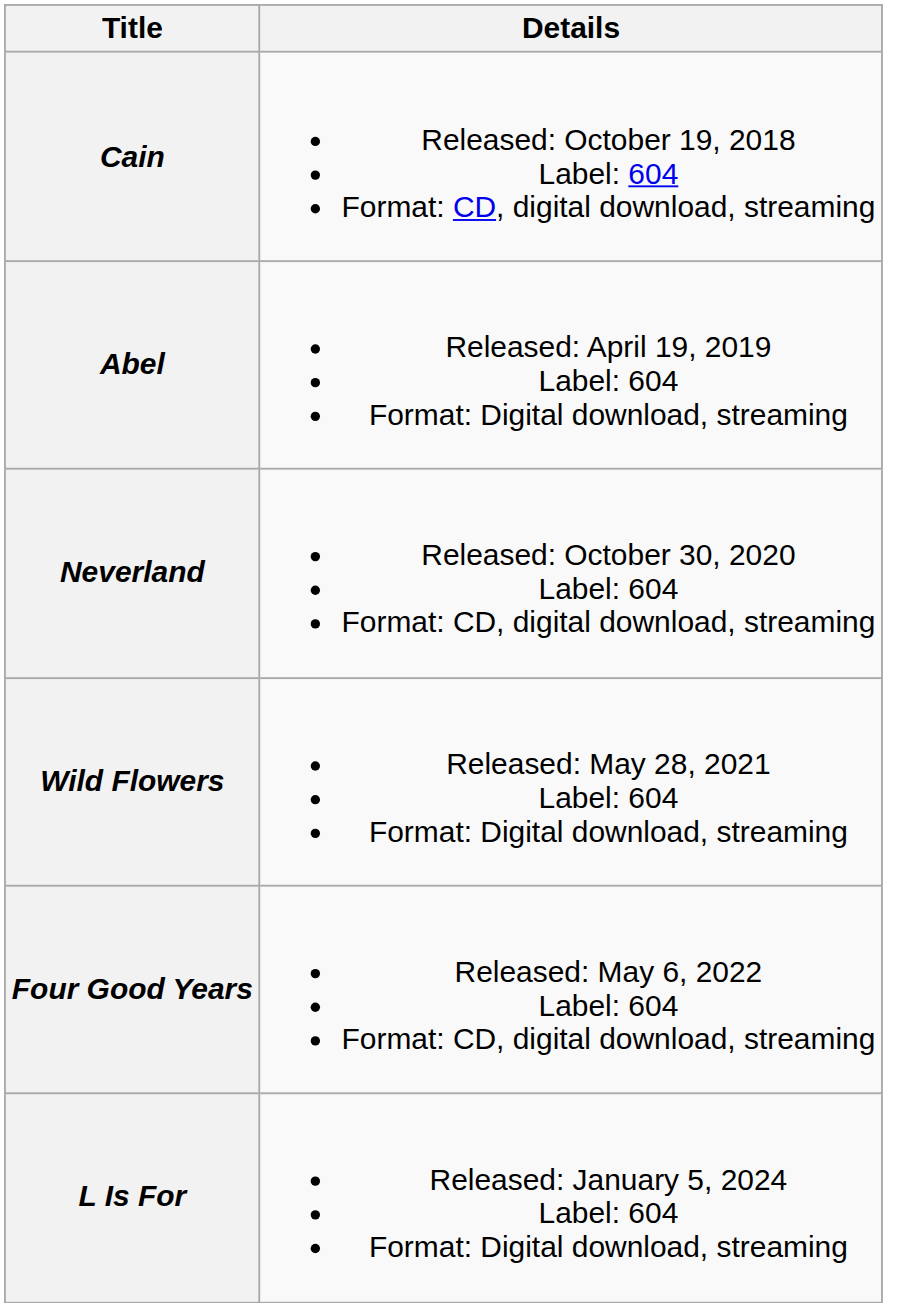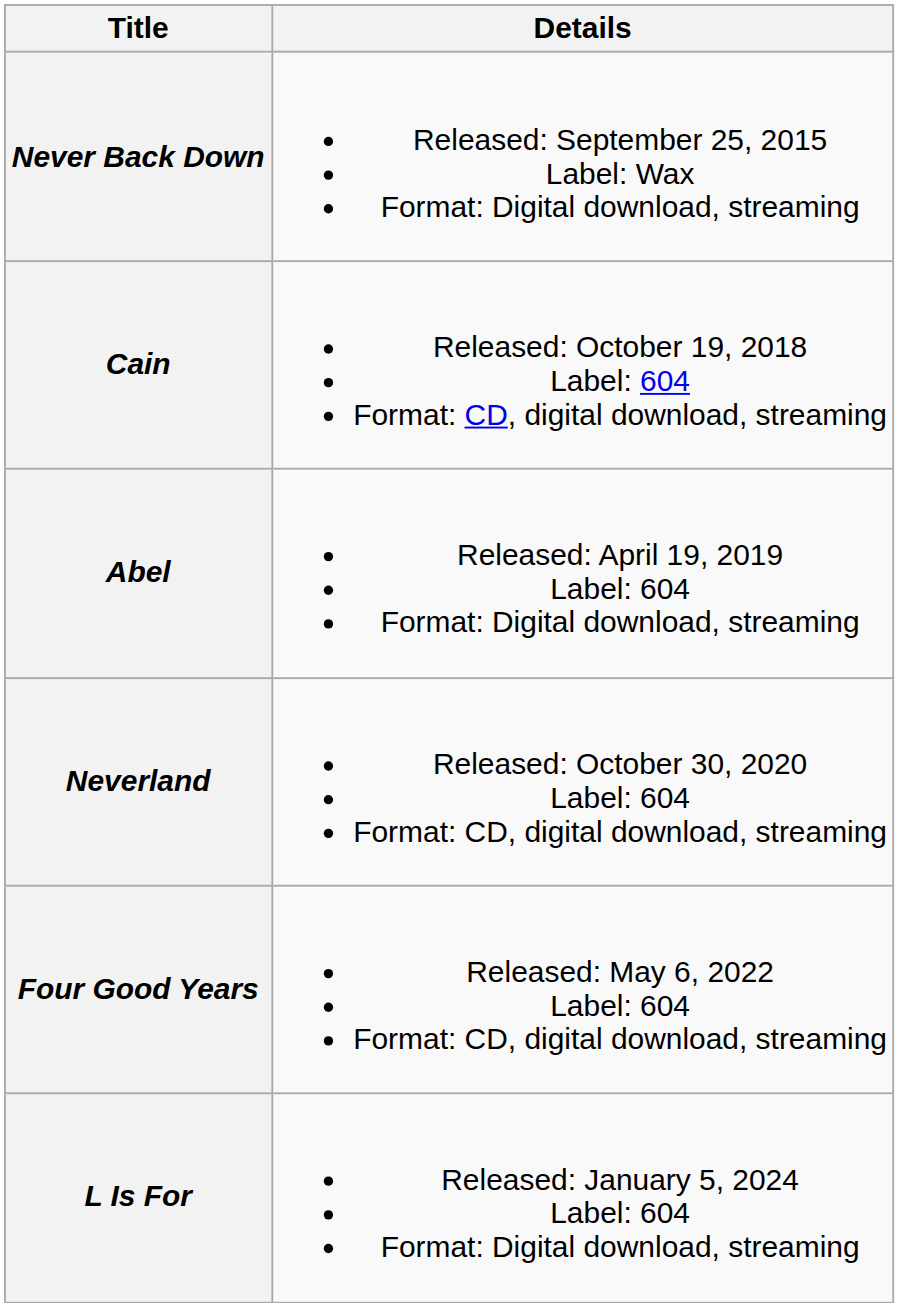+ row: (138, 156)
- row: (132, 780)
